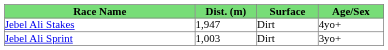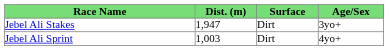(330, 25) 4yo+ -> (330, 25) 3yo+
(330, 38) 3yo+ -> (330, 38) 4yo+
